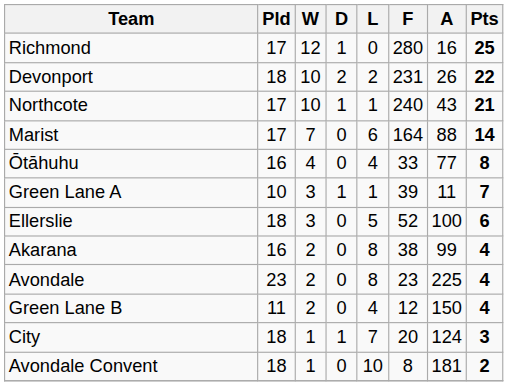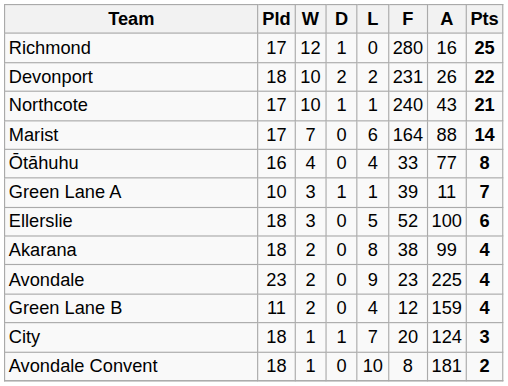(276, 250) 16 -> (276, 250) 18
(373, 279) 8 -> (373, 279) 9
(447, 308) 150 -> (447, 308) 159
